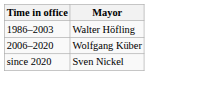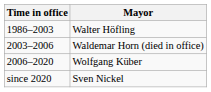+ row: (138, 45)
